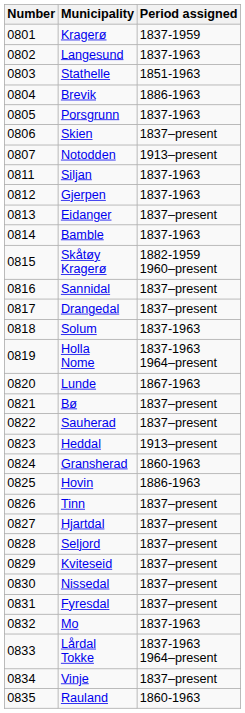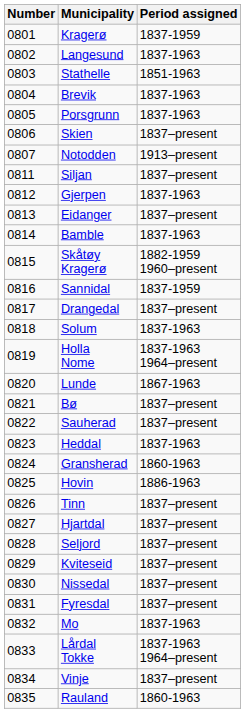(170, 94) 1886-1963 -> (170, 94) 1837-1963
(170, 174) 1837-1963 -> (178, 174) 1837–present
(178, 289) 1837–present -> (170, 289) 1837-1959
(178, 443) 1913–present -> (170, 443) 1837-1963
